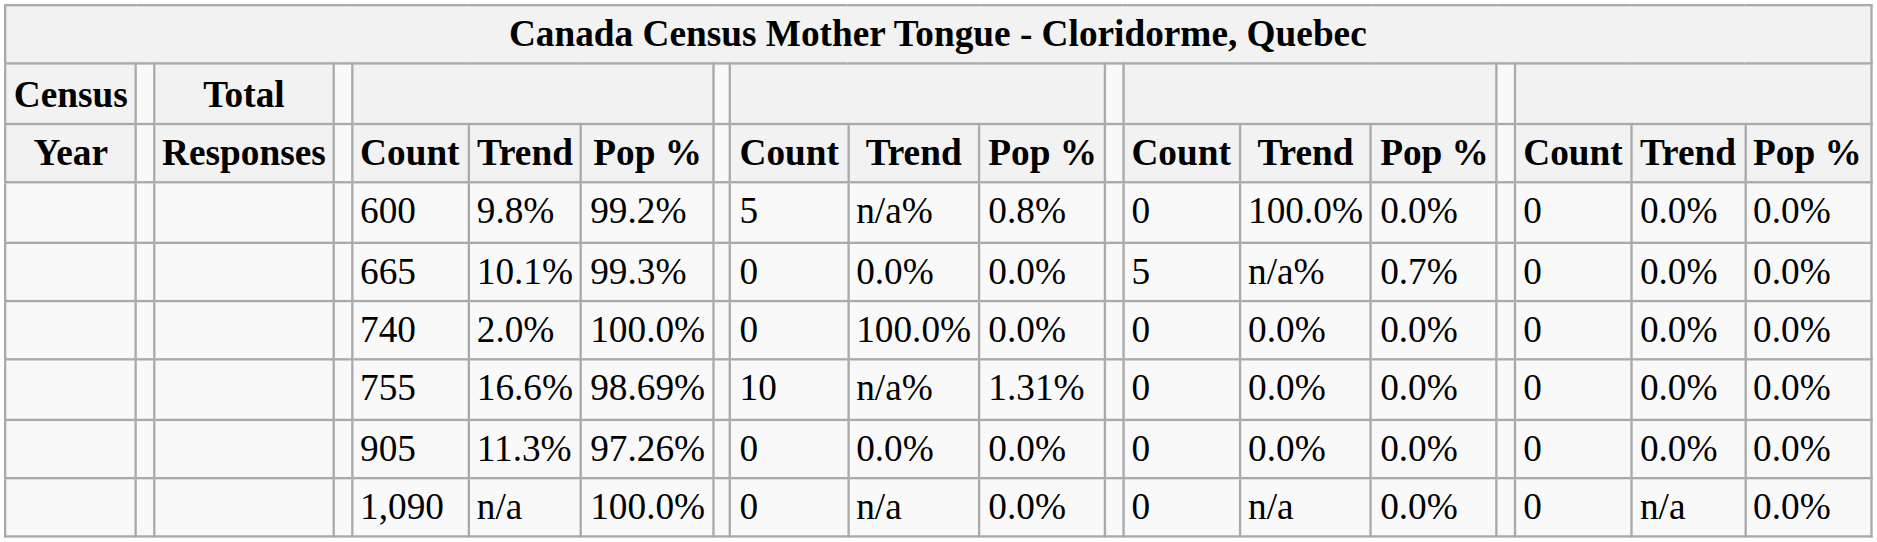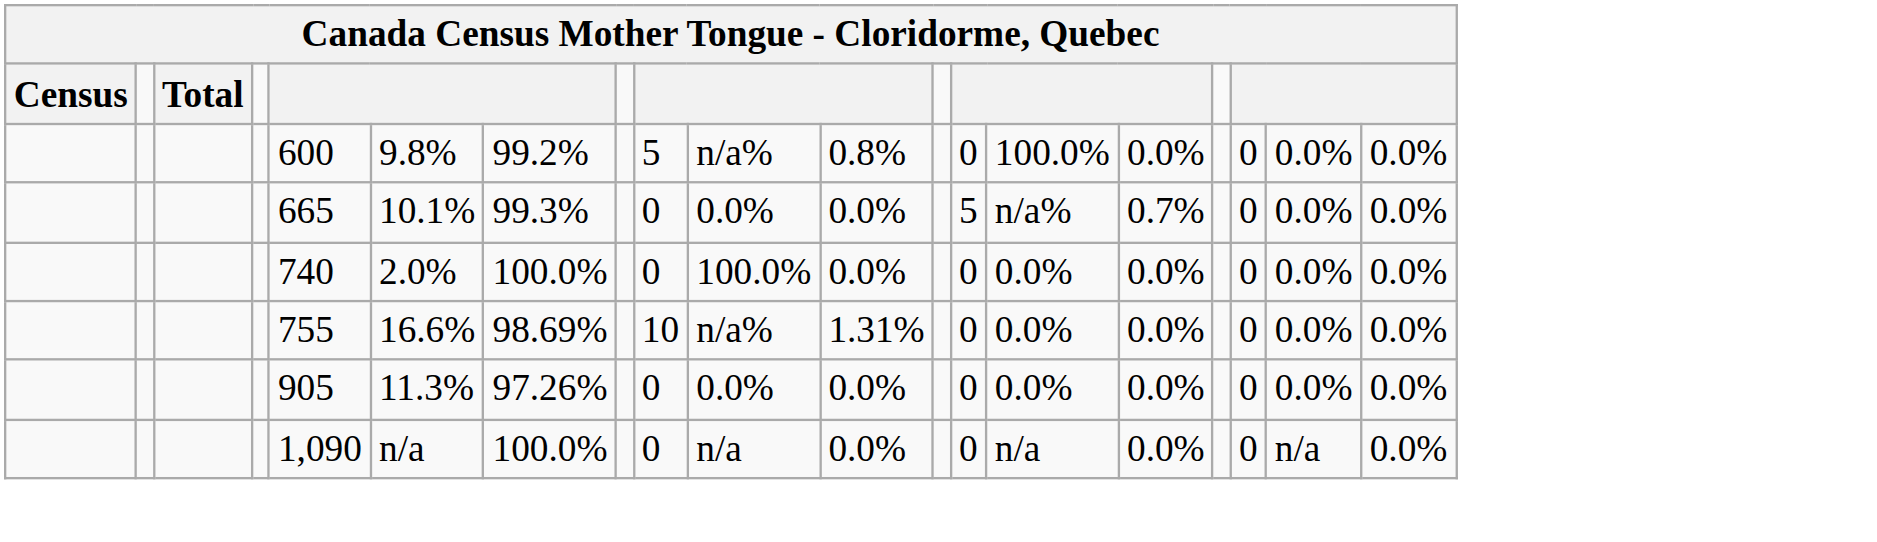- row: (71, 152)
